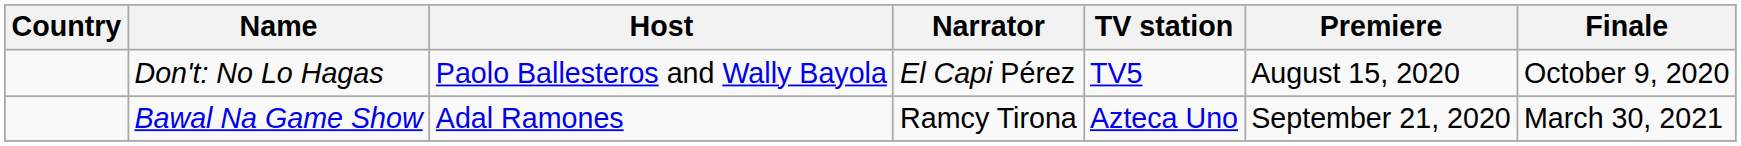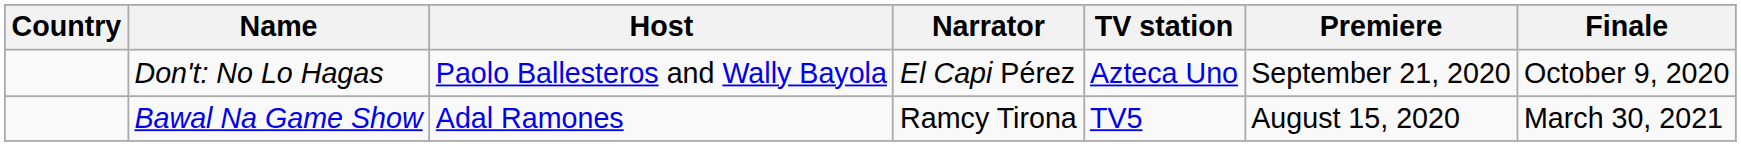(1116, 72) TV5 -> (1164, 72) Azteca Uno
(1356, 72) August 15, 2020 -> (1381, 72) September 21, 2020
(1164, 118) Azteca Uno -> (1116, 118) TV5
(1381, 118) September 21, 2020 -> (1356, 118) August 15, 2020
